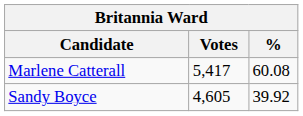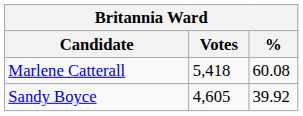(212, 70) 5,417 -> (212, 70) 5,418
